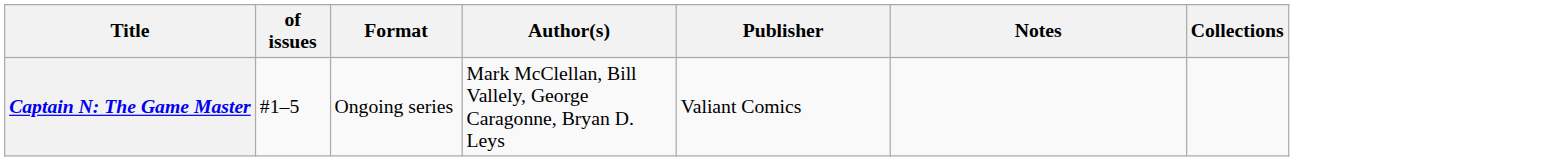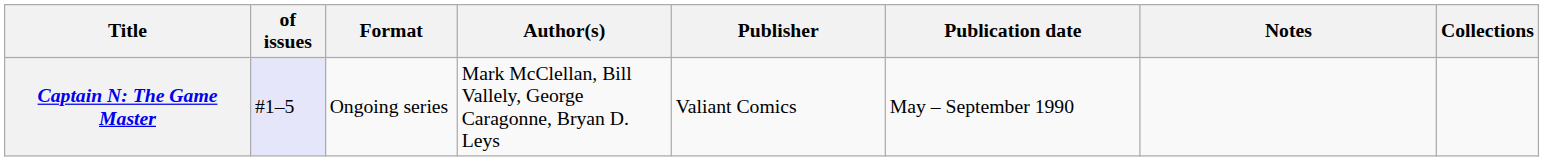+ column: (1013, 31)
(280, 106) no background -> (275, 106) lavender background
